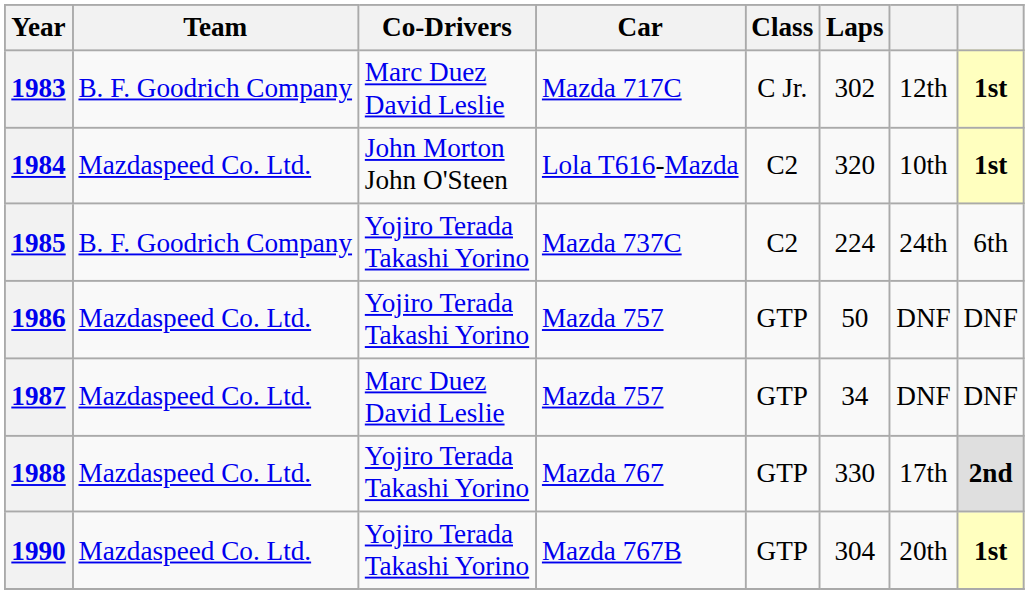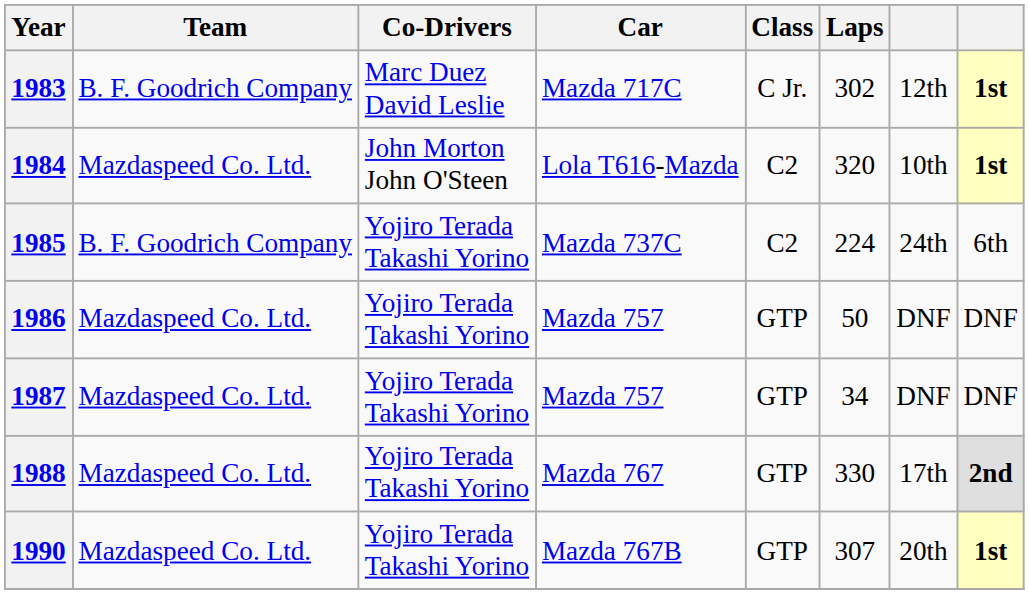(435, 396) Marc Duez David Leslie -> (447, 396) Yojiro Terada Takashi Yorino
(855, 550) 304 -> (855, 550) 307
